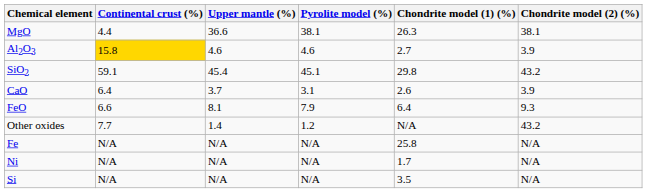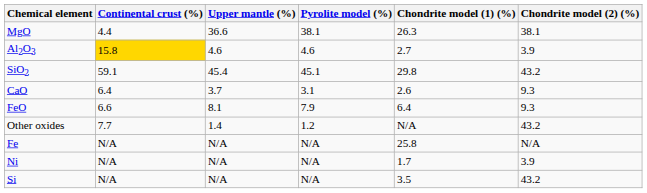(528, 90) 3.9 -> (528, 90) 9.3
(530, 161) N/A -> (528, 161) 3.9
(530, 179) N/A -> (531, 179) 43.2
